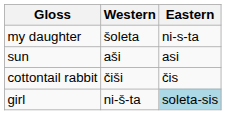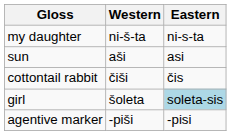(121, 36) šoleta -> (127, 36) ni-š-ta
(122, 99) ni-š-ta -> (127, 99) šoleta
+ row: (55, 120)
